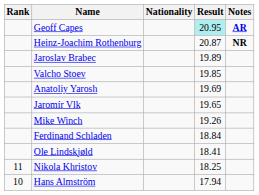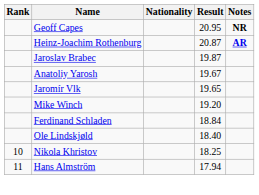(210, 27) paleturquoise background -> (210, 27) no background
(240, 27) AR -> (240, 27) NR
(240, 43) NR -> (240, 43) AR
(210, 58) 19.89 -> (210, 58) 19.87
- row: (60, 74)
(210, 89) 19.69 -> (210, 74) 19.67
(210, 120) 19.26 -> (210, 105) 19.20
(210, 151) 18.41 -> (210, 136) 18.40
(18, 167) 11 -> (18, 151) 10
(18, 182) 10 -> (18, 167) 11
